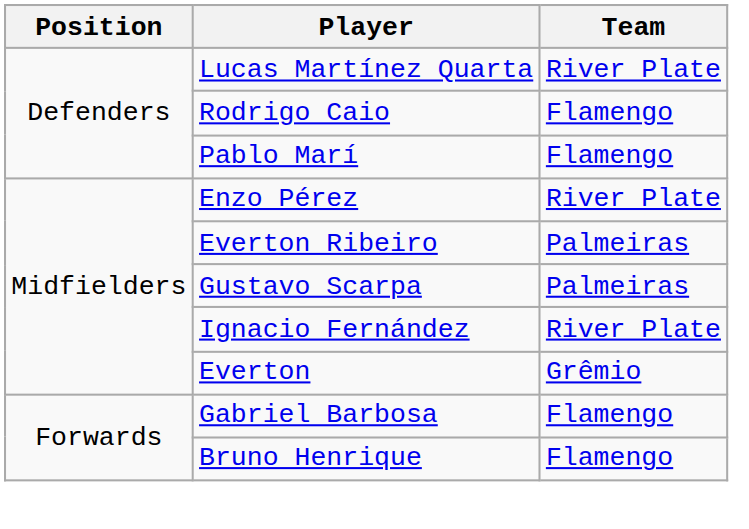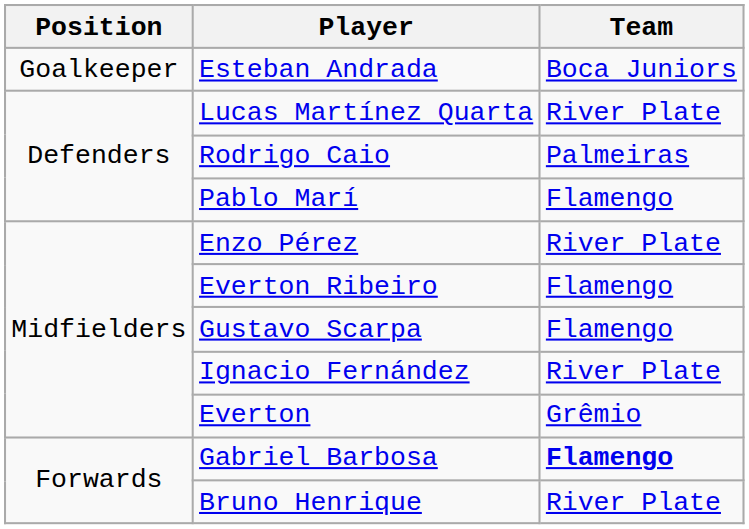+ row: (318, 70)
(610, 113) Flamengo -> (617, 156) Palmeiras
(617, 243) Palmeiras -> (610, 286) Flamengo
(617, 286) Palmeiras -> (610, 329) Flamengo
(610, 416) normal -> (610, 459) bold
(610, 459) Flamengo -> (633, 502) River Plate
